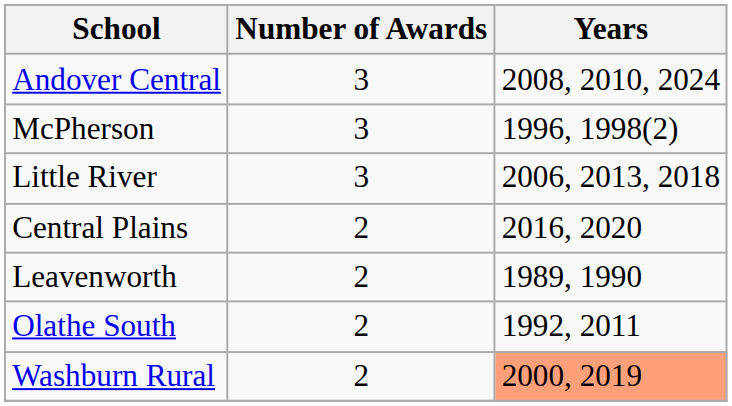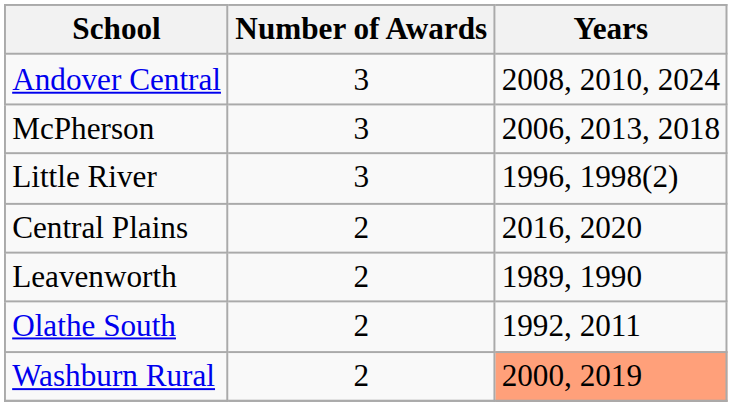(590, 128) 1996, 1998(2) -> (611, 128) 2006, 2013, 2018
(611, 177) 2006, 2013, 2018 -> (590, 177) 1996, 1998(2)
